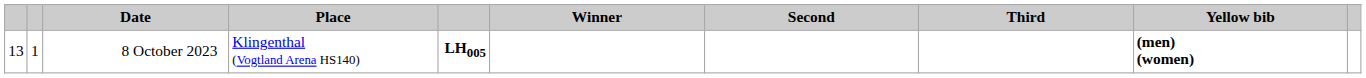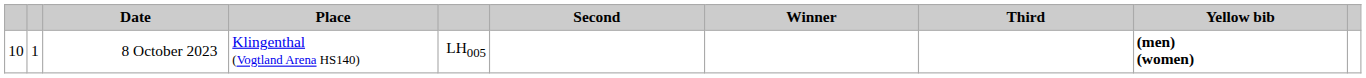columns swapped: (597, 16) <-> (811, 16)
(16, 51) 13 -> (16, 51) 10
(465, 50) bold -> (466, 50) normal
